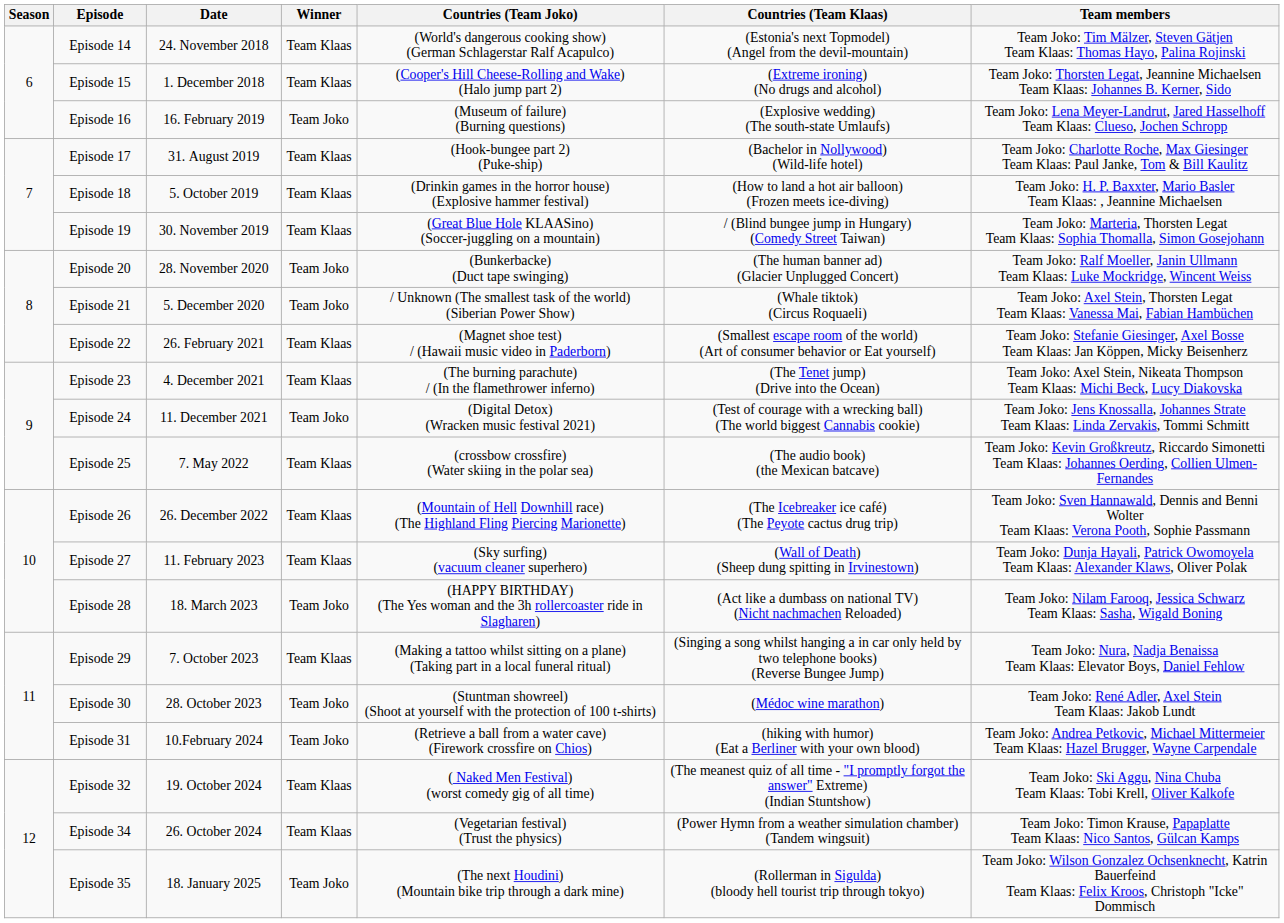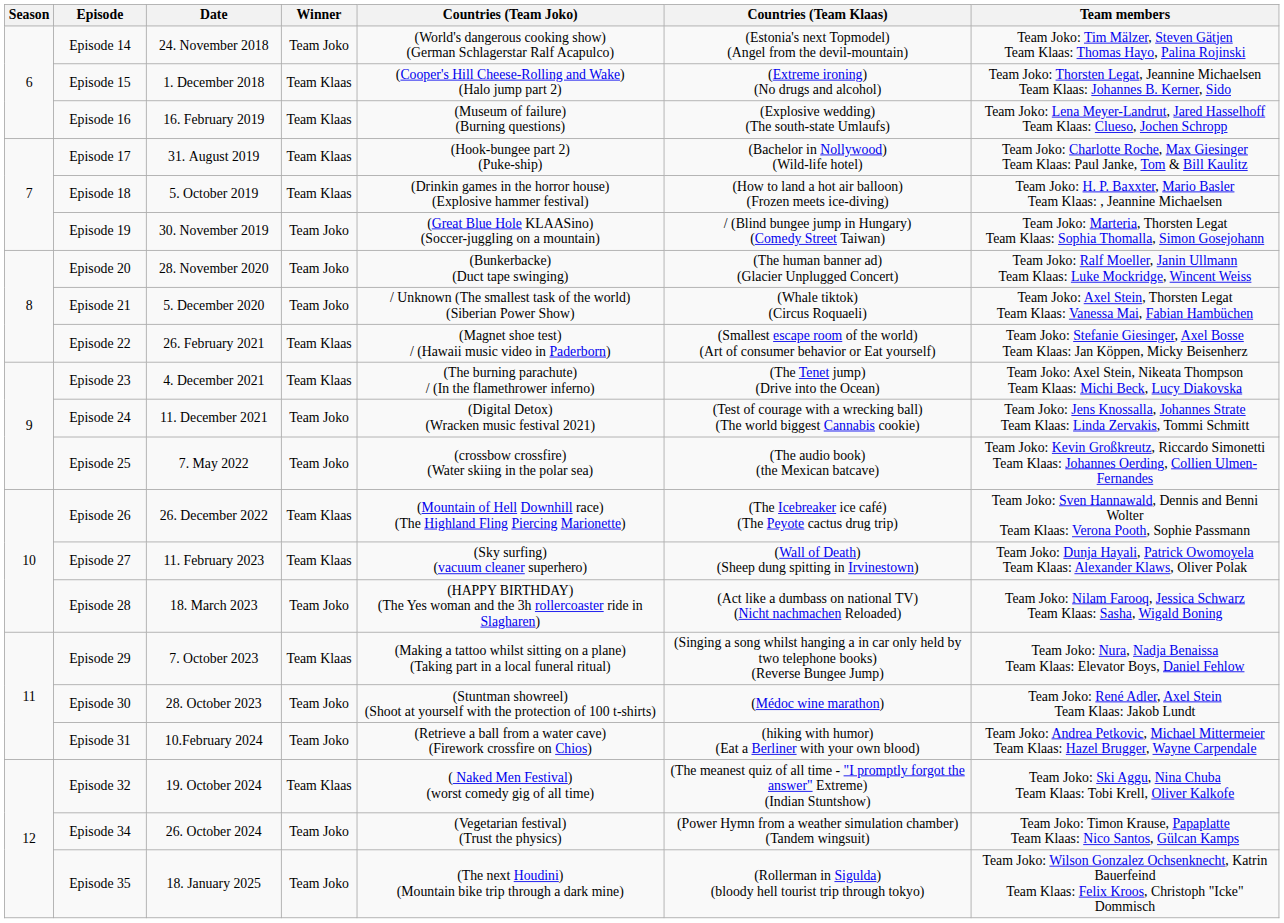(319, 44) Team Klaas -> (319, 44) Team Joko
(319, 119) Team Joko -> (319, 119) Team Klaas
(319, 231) Team Klaas -> (319, 231) Team Joko
(319, 463) Team Klaas -> (319, 463) Team Joko
(319, 831) Team Klaas -> (319, 831) Team Joko
